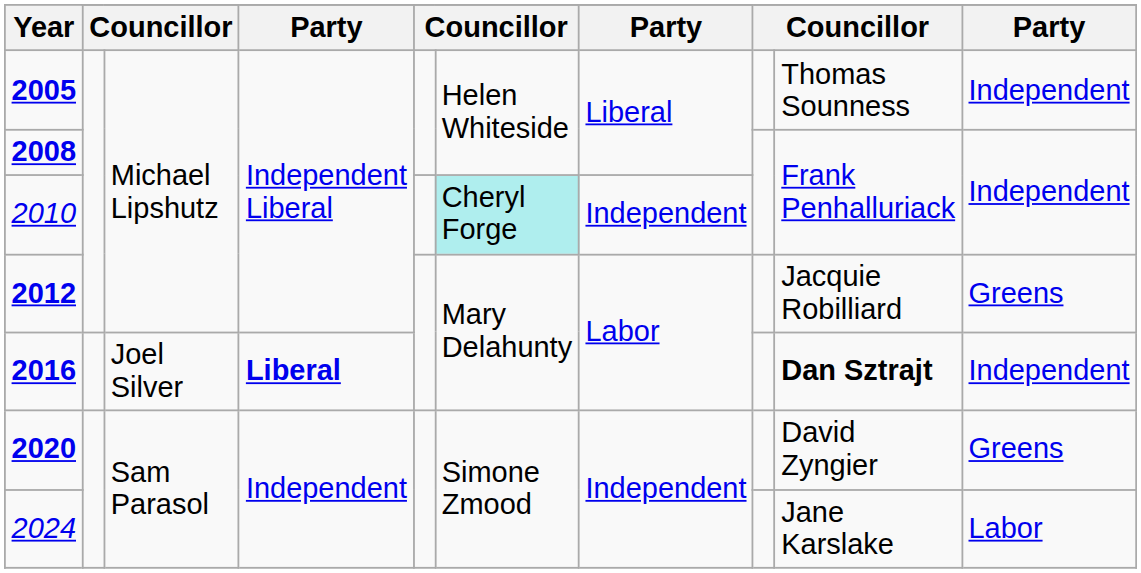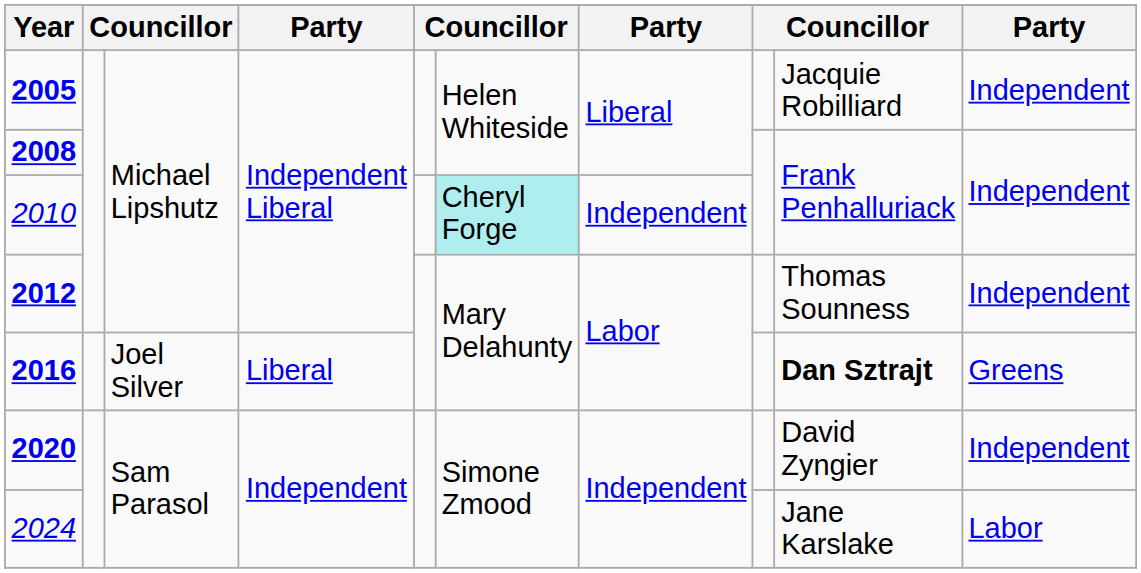(846, 89) Thomas Sounness -> (842, 89) Jacquie Robilliard
(842, 292) Jacquie Robilliard -> (846, 292) Thomas Sounness
(1016, 292) Greens -> (1049, 292) Independent
(293, 371) bold -> (289, 371) normal
(1049, 371) Independent -> (1016, 371) Greens
(1016, 449) Greens -> (1049, 449) Independent
